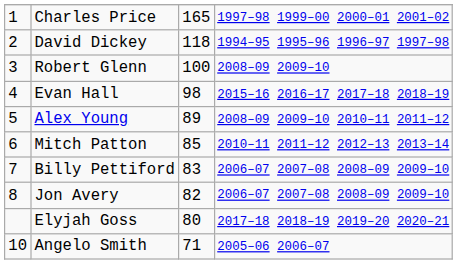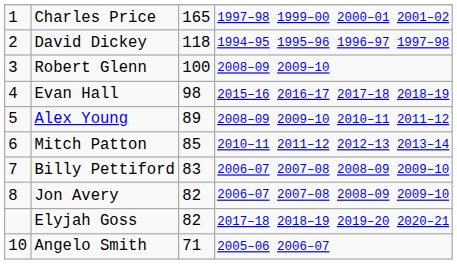(192, 221) 80 -> (192, 221) 82
